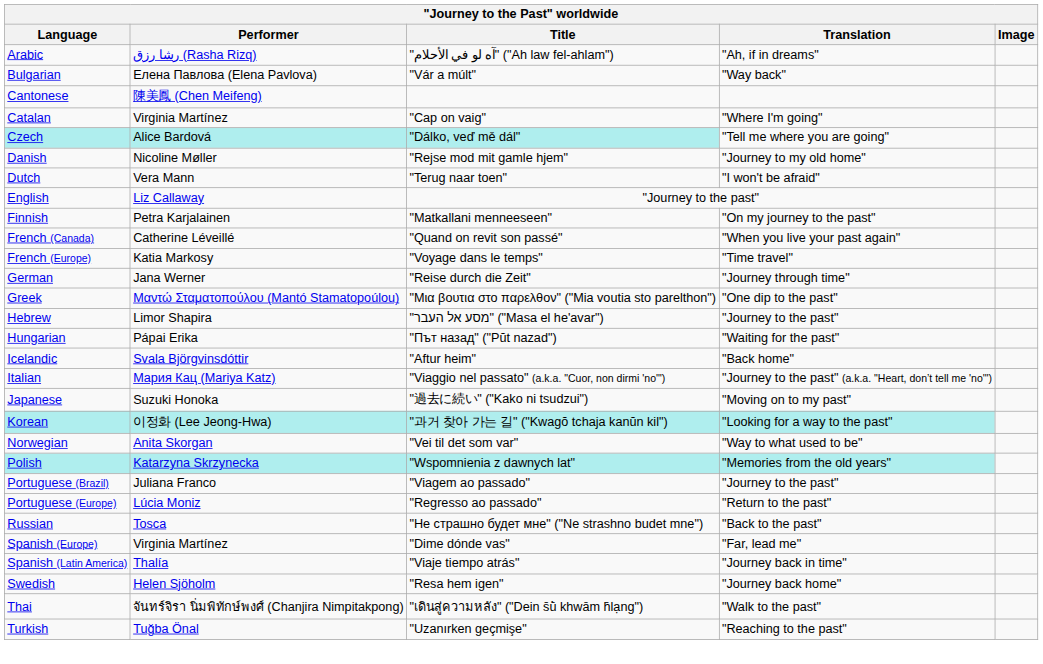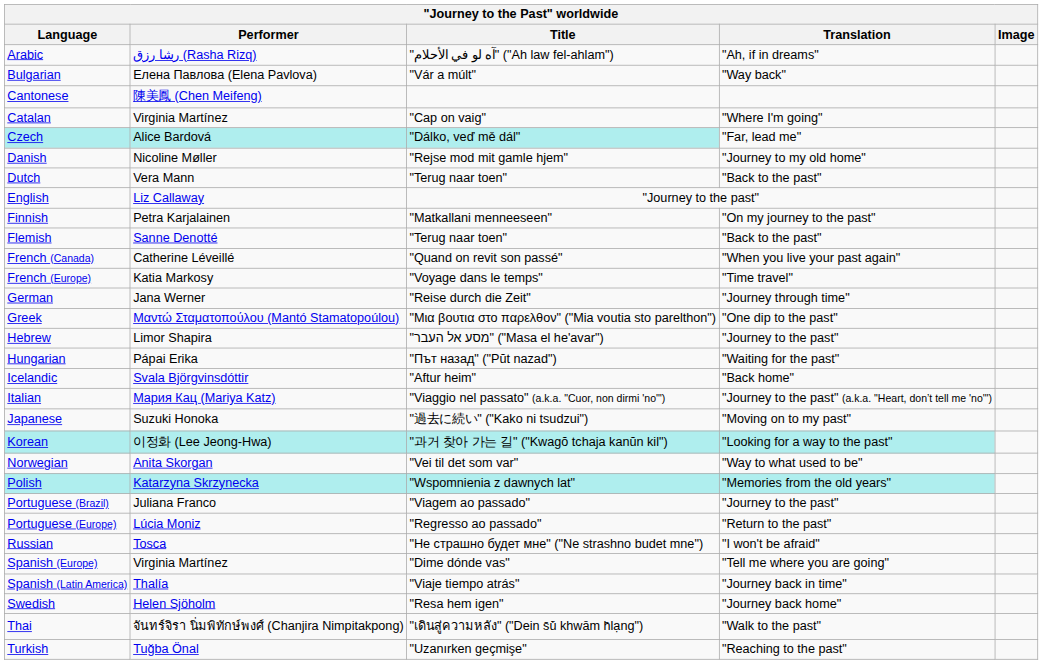(805, 137) "Tell me where you are going" -> (762, 137) "Far, lead me"
(771, 178) "I won't be afraid" -> (772, 178) "Back to the past"
+ row: (29, 238)
(772, 523) "Back to the past" -> (771, 543) "I won't be afraid"
(762, 543) "Far, lead me" -> (805, 563) "Tell me where you are going"
